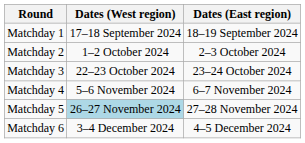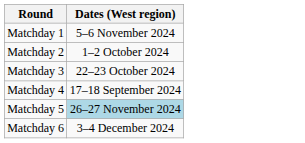- column: (242, 14)
(125, 33) 17–18 September 2024 -> (125, 33) 5–6 November 2024
(125, 90) 5–6 November 2024 -> (125, 90) 17–18 September 2024
